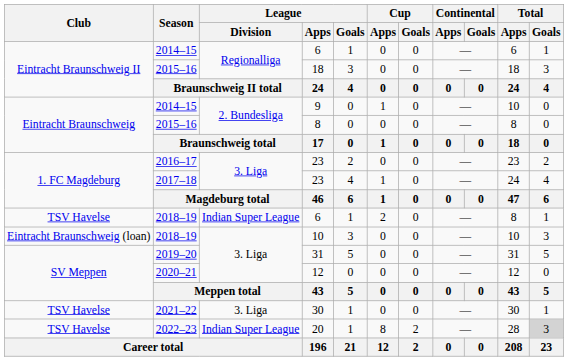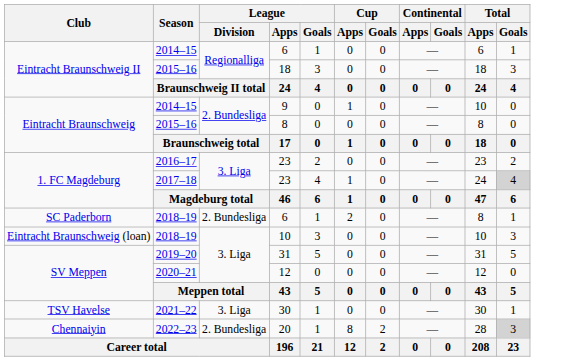(546, 180) no background -> (513, 180) lightgrey background
(79, 217) TSV Havelse -> (79, 217) SC Paderborn
(251, 217) Indian Super League -> (234, 217) 2. Bundesliga
(79, 328) TSV Havelse -> (79, 328) Chennaiyin
(251, 328) Indian Super League -> (234, 328) 2. Bundesliga
